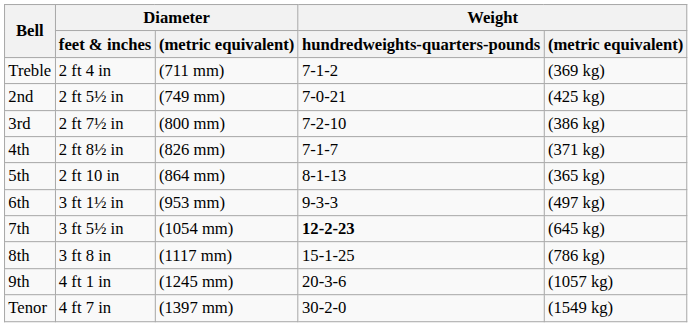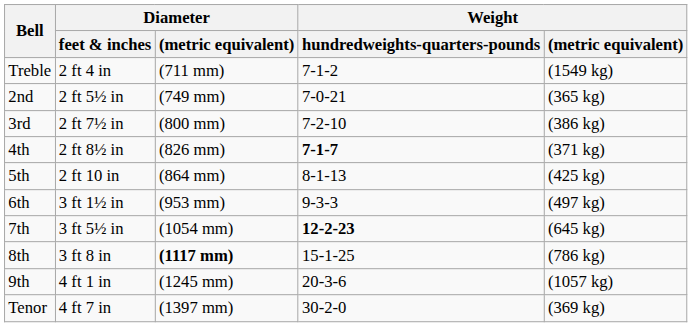(576, 70) (369 kg) -> (581, 70) (1549 kg)
(576, 96) (425 kg) -> (576, 96) (365 kg)
(320, 149) normal -> (320, 149) bold
(576, 176) (365 kg) -> (576, 176) (425 kg)
(196, 255) normal -> (196, 255) bold
(581, 307) (1549 kg) -> (576, 307) (369 kg)
